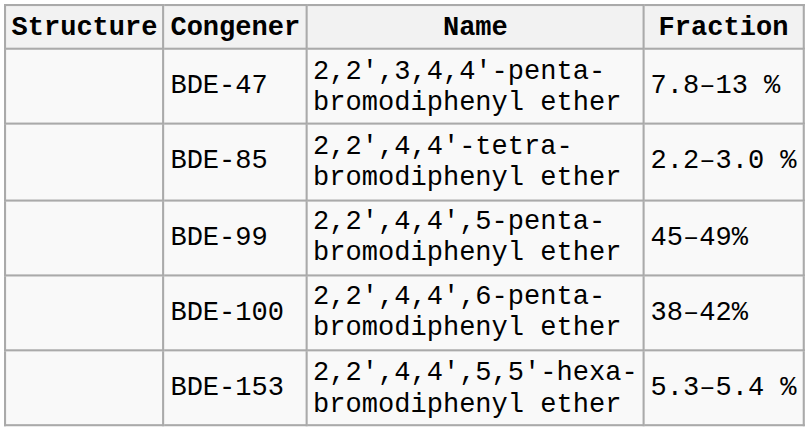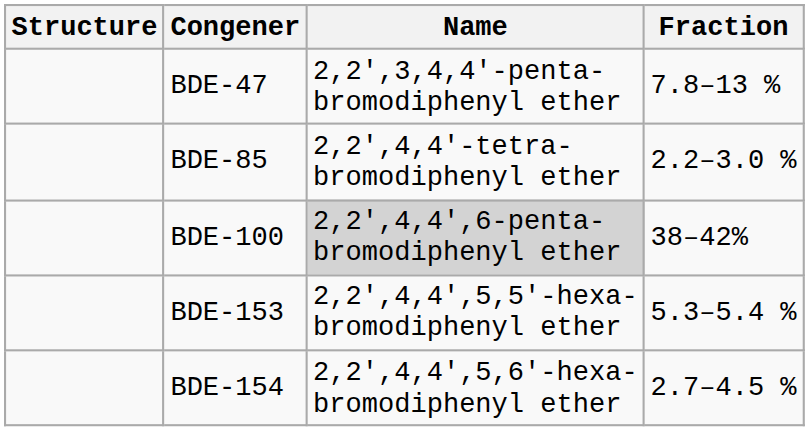- row: (219, 237)
(467, 313) no background -> (467, 237) lightgrey background
+ row: (227, 388)
